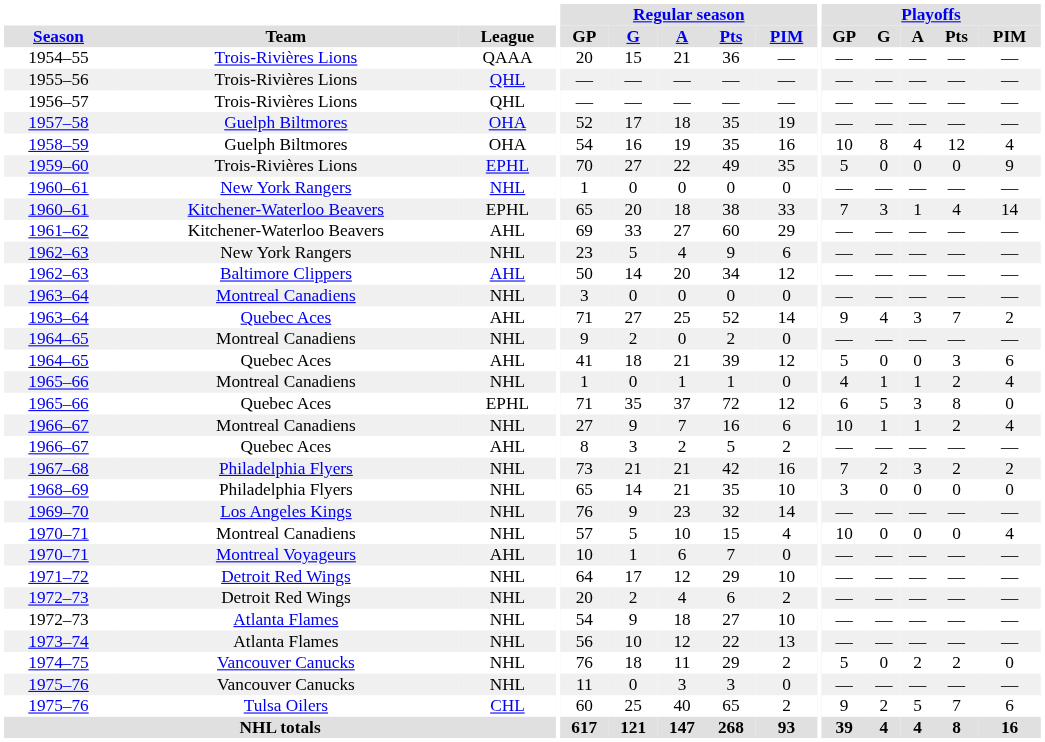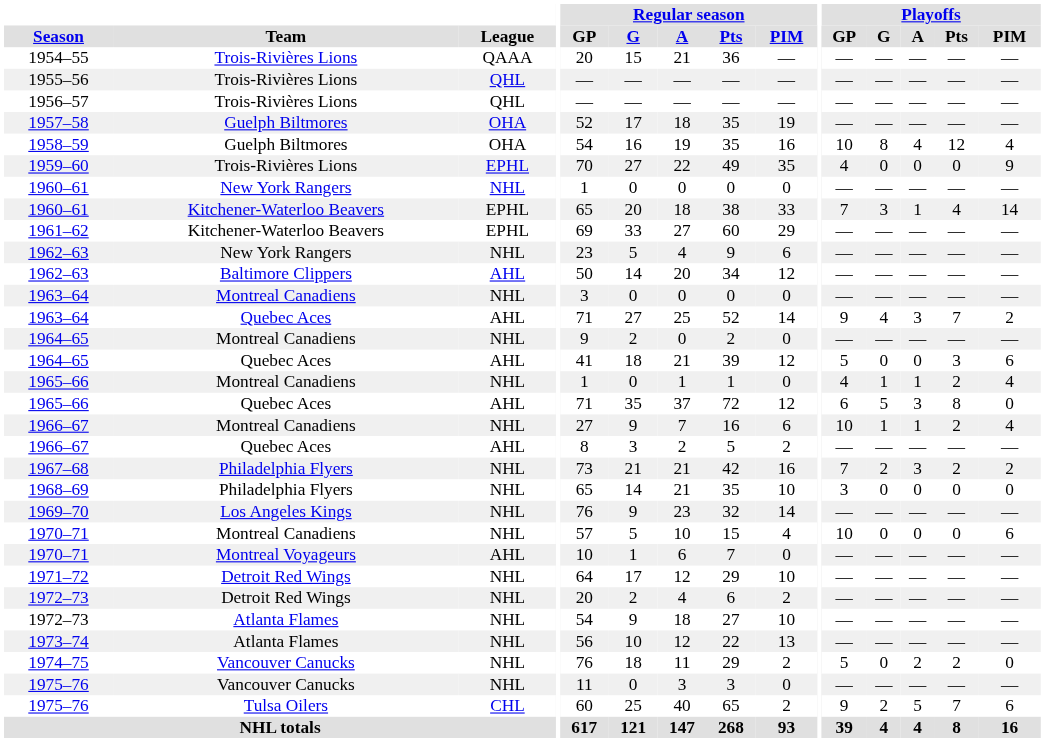(844, 165) 5 -> (844, 165) 4
(507, 230) AHL -> (507, 230) EPHL
(507, 403) EPHL -> (507, 403) AHL
(1010, 533) 4 -> (1010, 533) 6
